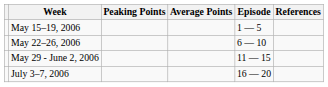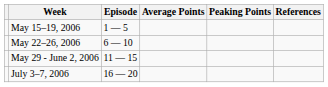columns swapped: (254, 12) <-> (134, 12)
